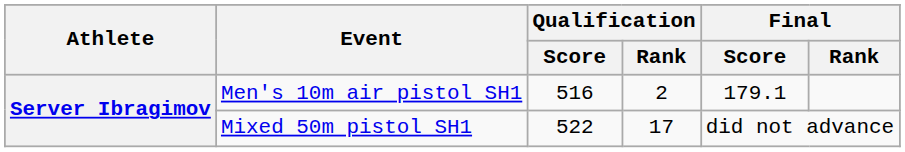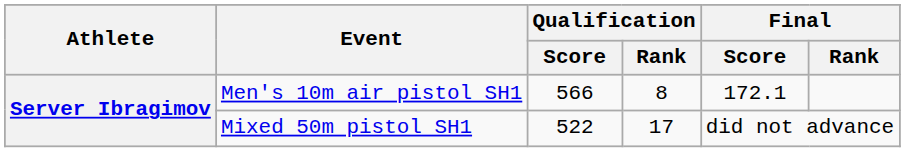(575, 93) 516 -> (575, 93) 566
(661, 93) 2 -> (661, 93) 8
(755, 93) 179.1 -> (755, 93) 172.1
